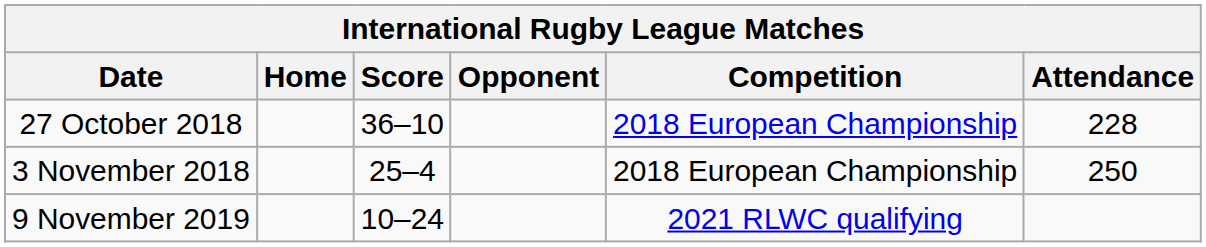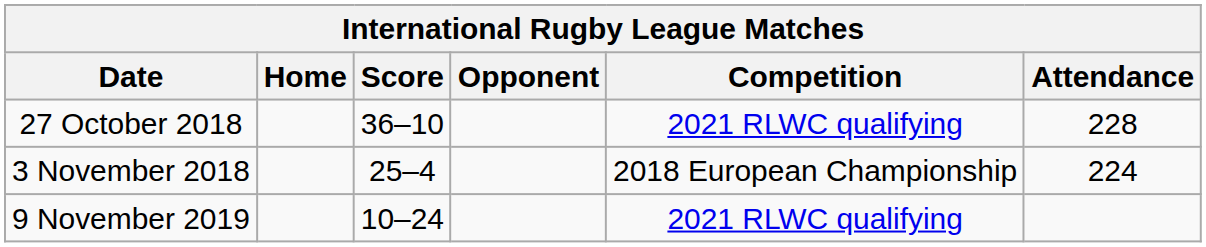(815, 124) 2018 European Championship -> (815, 124) 2021 RLWC qualifying
(1113, 171) 250 -> (1113, 171) 224
